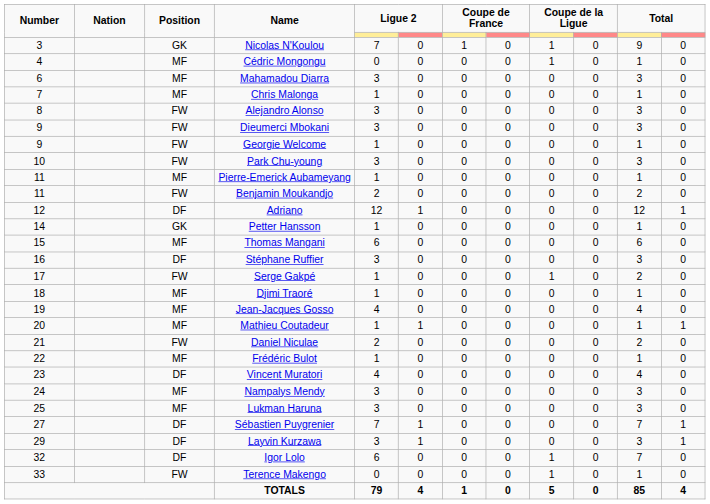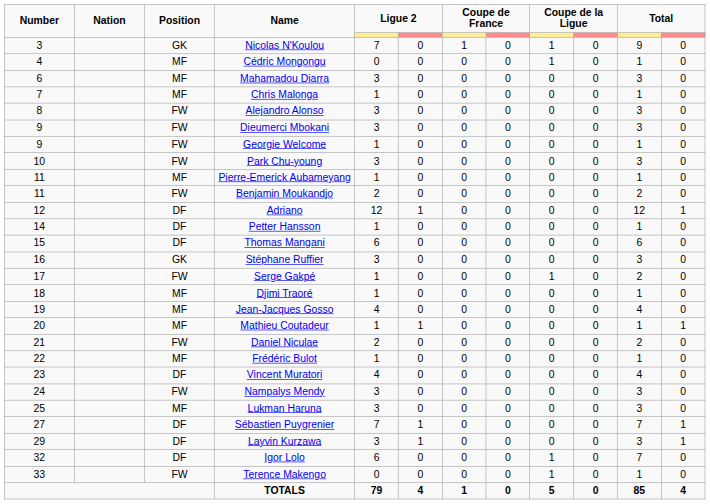(179, 227) GK -> (179, 227) DF
(179, 243) MF -> (179, 243) DF
(179, 260) DF -> (179, 260) GK
(179, 392) MF -> (179, 392) FW
